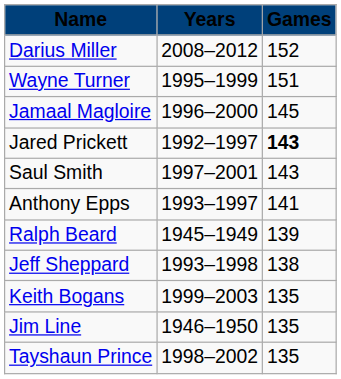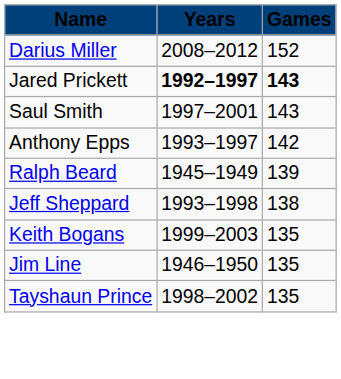- row: (70, 81)
- row: (80, 111)
(210, 142) normal -> (210, 81) bold
(283, 204) 141 -> (283, 142) 142
